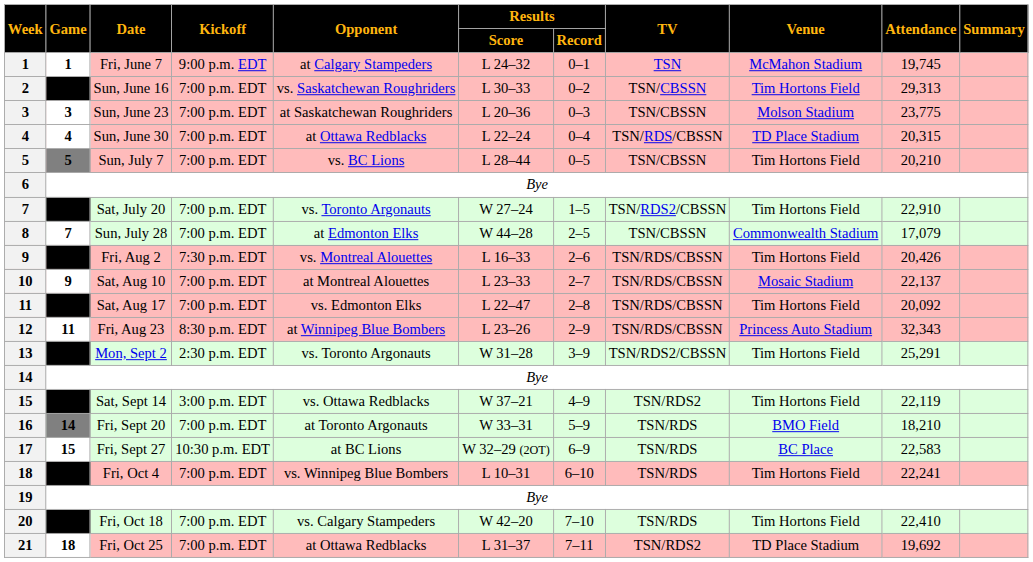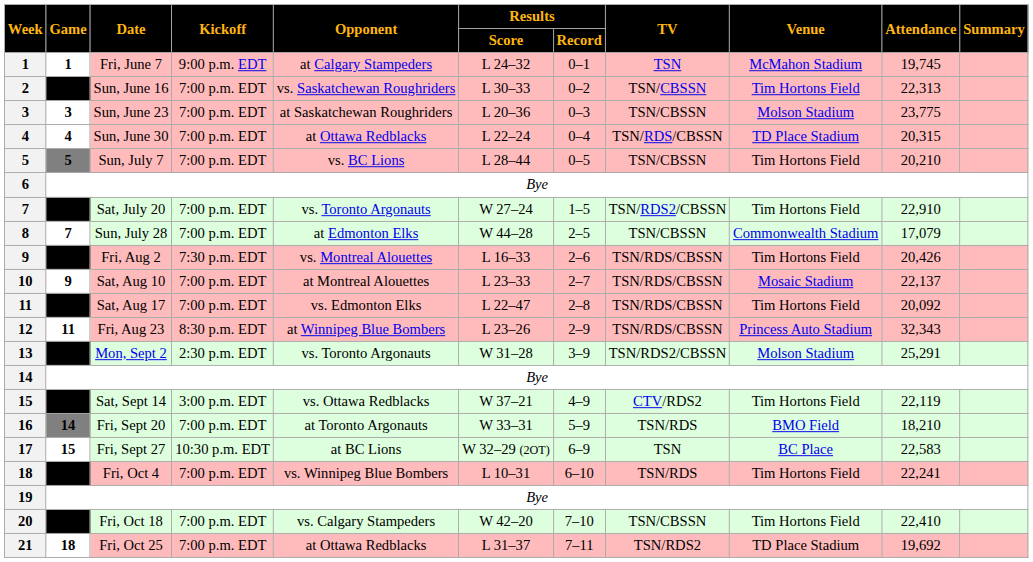(921, 88) 29,313 -> (921, 88) 22,313
(806, 353) Tim Hortons Field -> (806, 353) Molson Stadium
(667, 401) TSN/RDS2 -> (667, 401) CTV/RDS2
(667, 449) TSN/RDS -> (667, 449) TSN
(667, 521) TSN/RDS -> (667, 521) TSN/CBSSN
